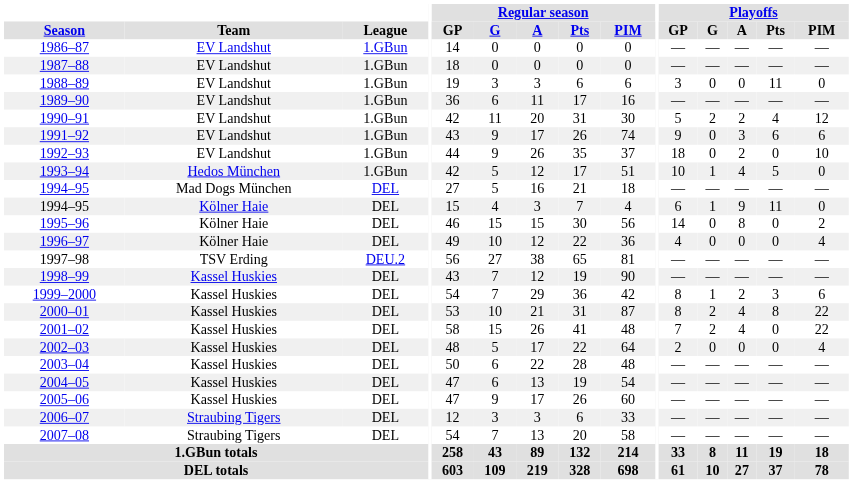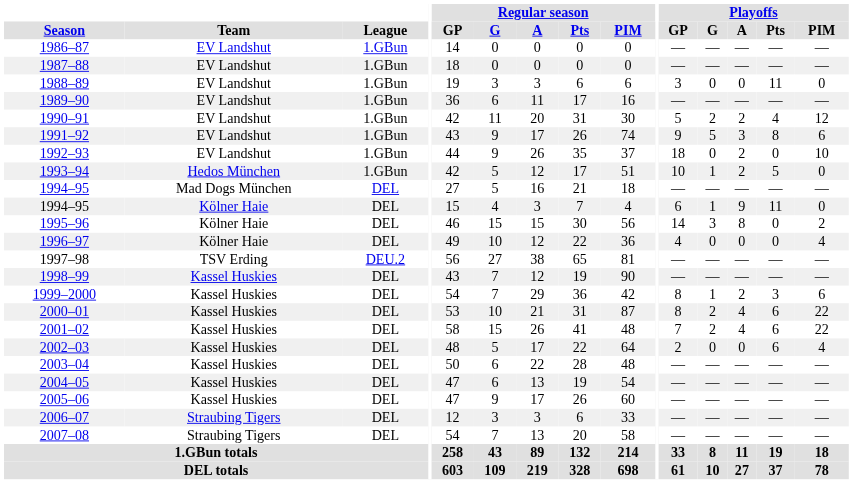(713, 136) 0 -> (713, 136) 5
(776, 136) 6 -> (776, 136) 8
(742, 171) 4 -> (742, 171) 2
(713, 224) 0 -> (713, 224) 3
(776, 312) 8 -> (776, 312) 6
(776, 329) 0 -> (776, 329) 6
(776, 347) 0 -> (776, 347) 6
